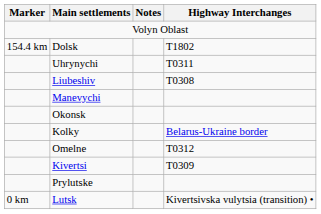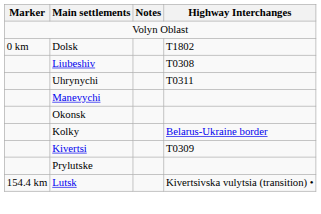(27, 47) 154.4 km -> (18, 47) 0 km
rows swapped: (74, 81) <-> (75, 64)
- row: (69, 149)
(18, 200) 0 km -> (27, 183) 154.4 km
